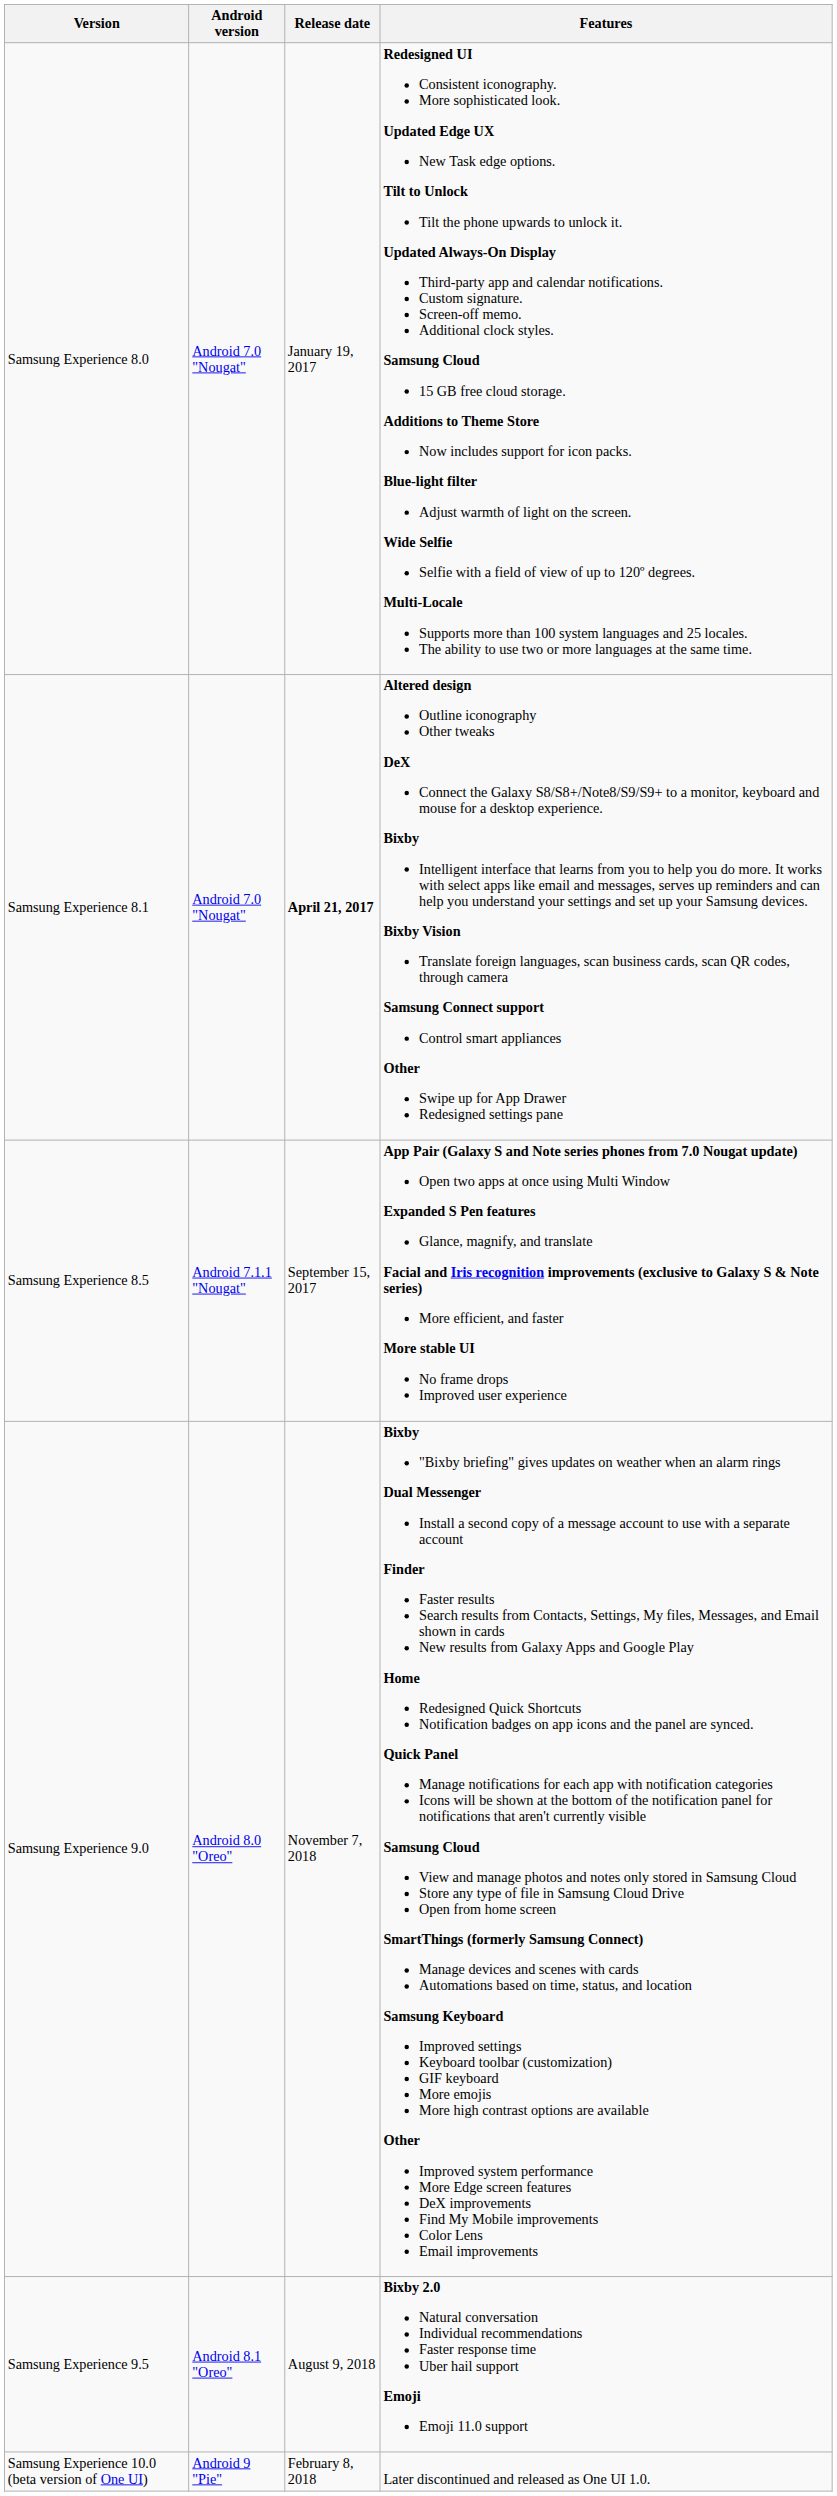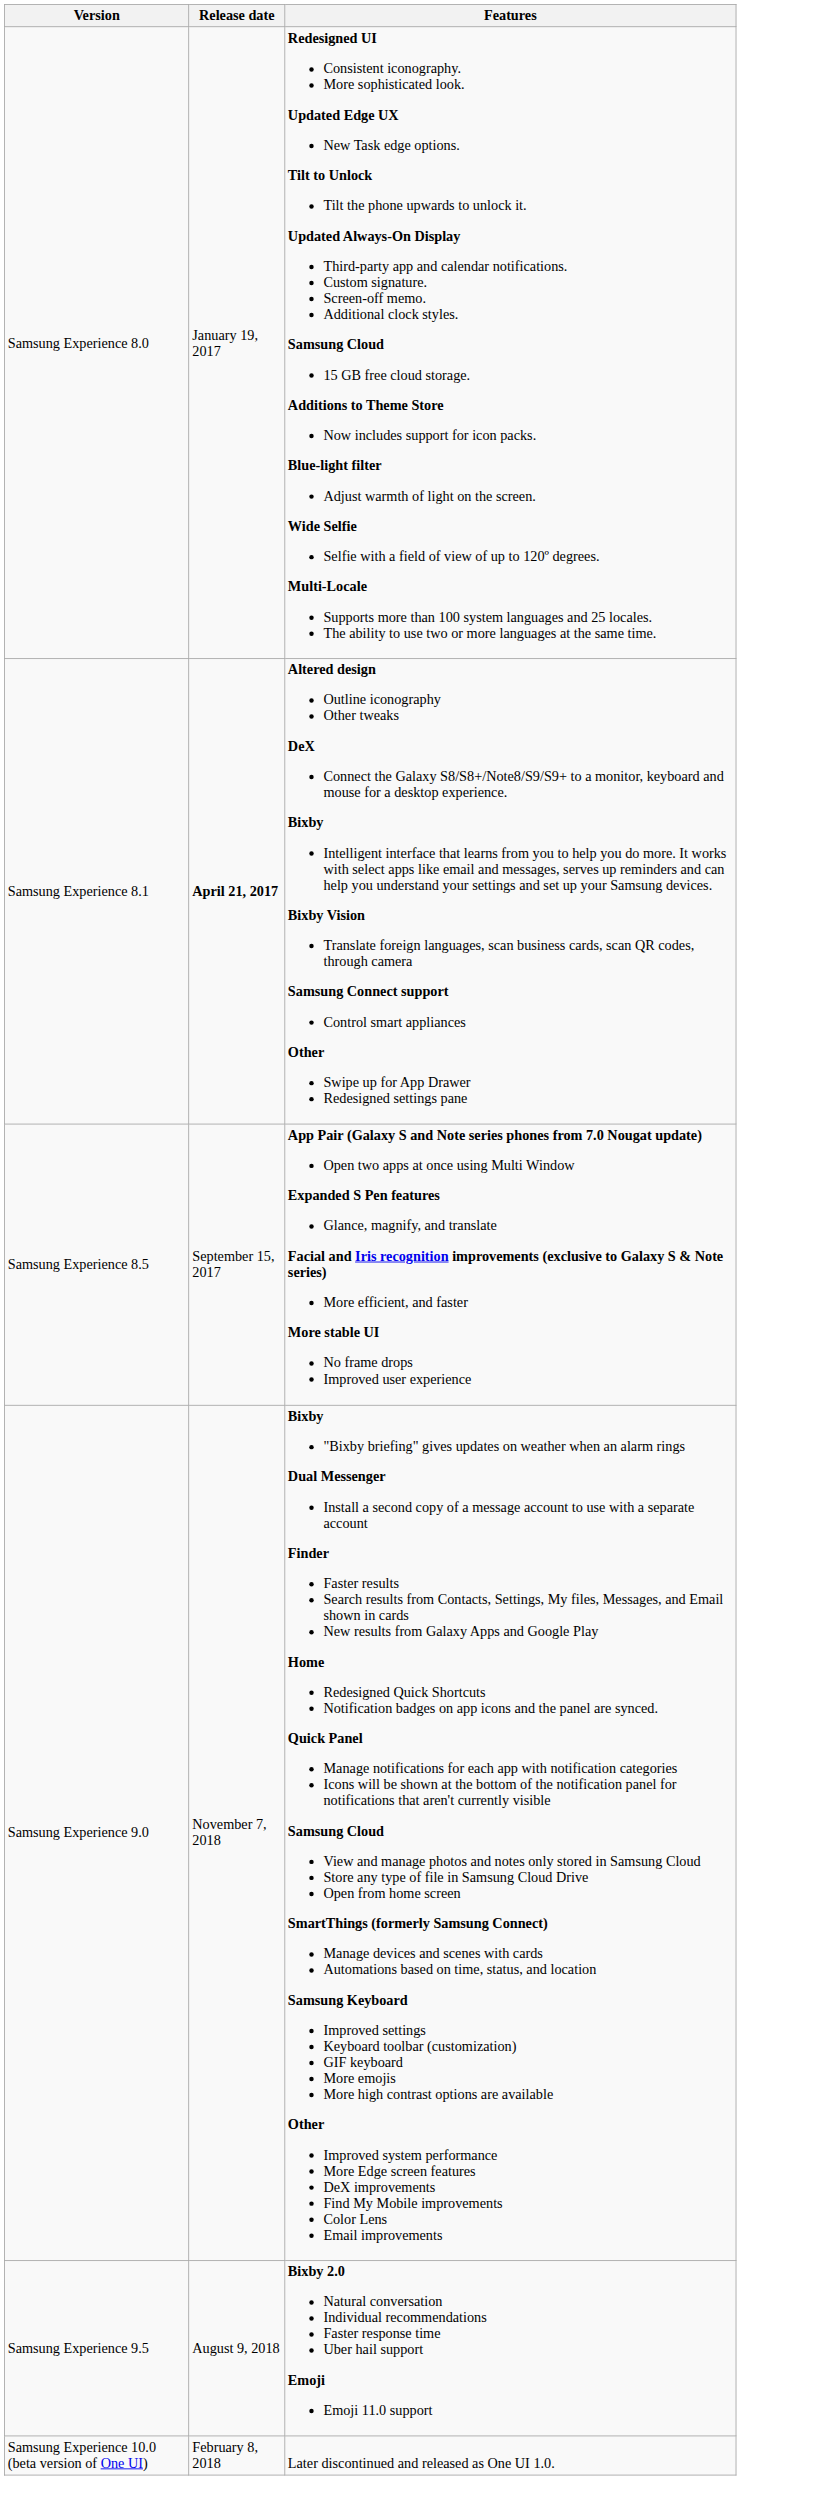- column: (237, 23)
